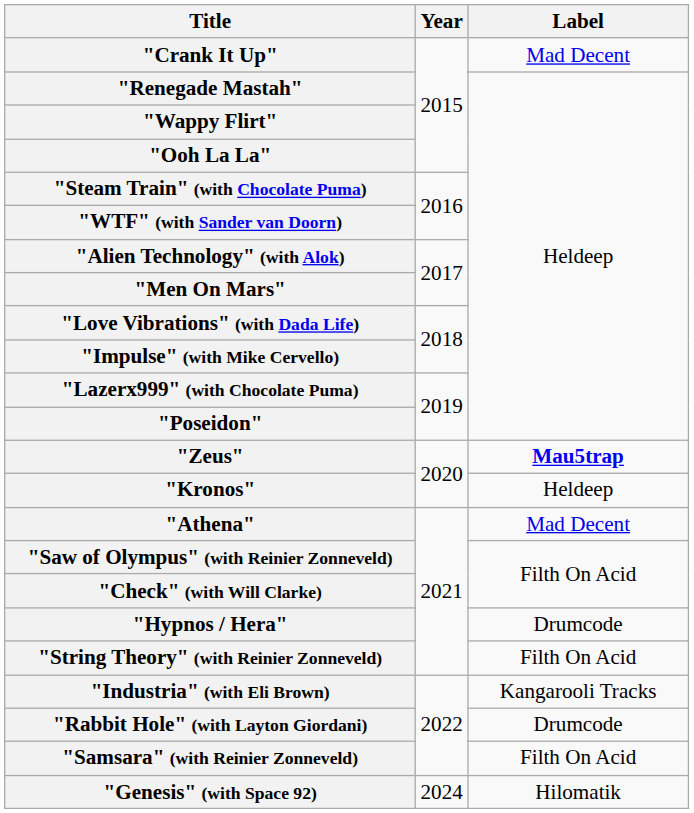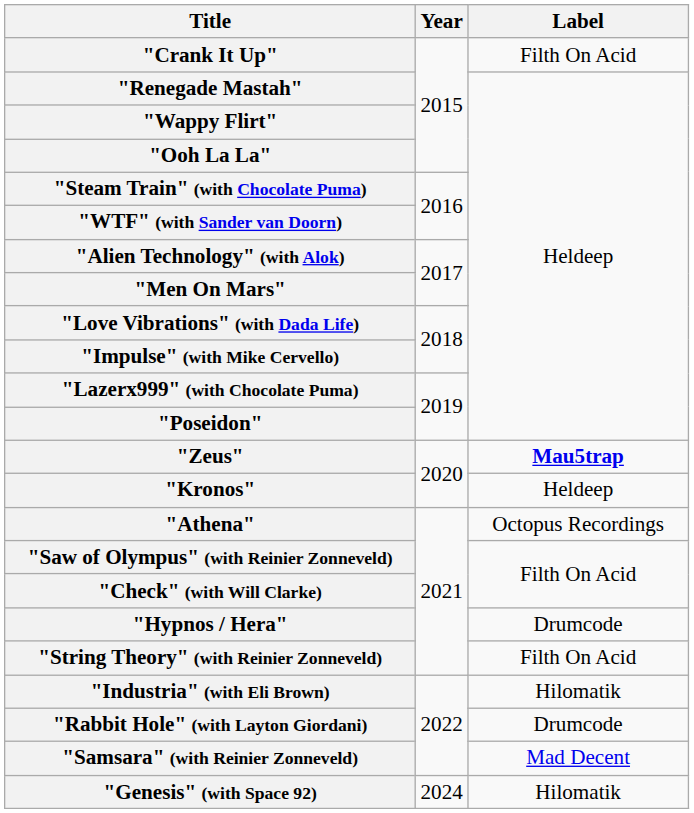(578, 54) Mad Decent -> (578, 54) Filth On Acid
(578, 523) Mad Decent -> (578, 523) Octopus Recordings
(578, 691) Kangarooli Tracks -> (578, 691) Hilomatik
(578, 758) Filth On Acid -> (578, 758) Mad Decent
